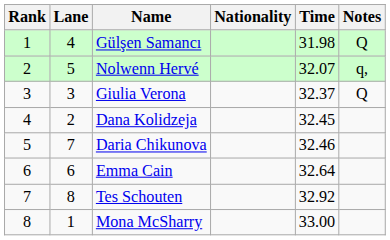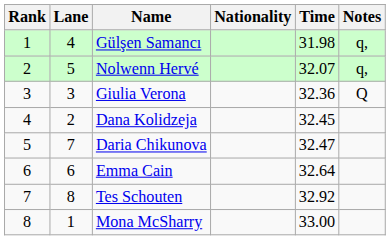(362, 42) Q -> (362, 42) q,
(317, 94) 32.37 -> (317, 94) 32.36
(317, 145) 32.46 -> (317, 145) 32.47
